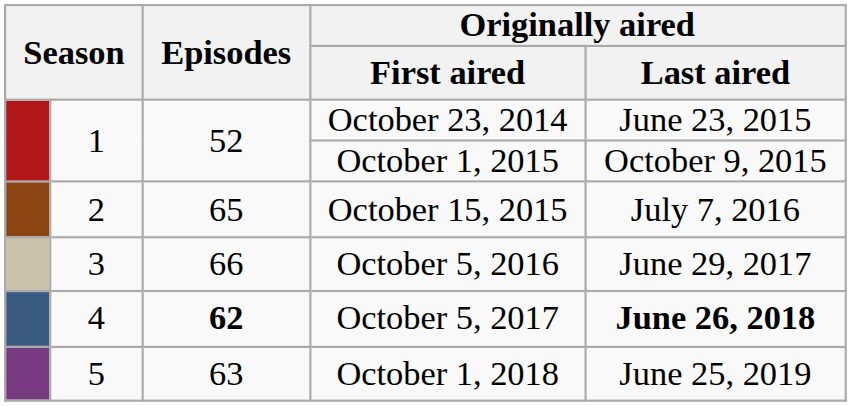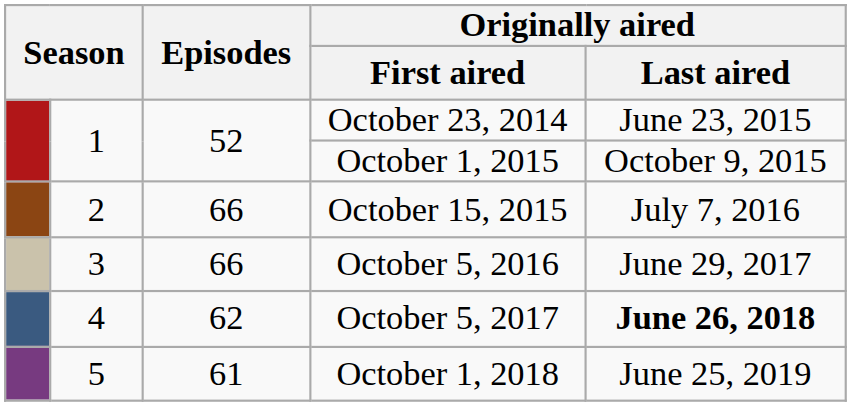(226, 208) 65 -> (226, 208) 66
(226, 317) bold -> (226, 317) normal
(226, 372) 63 -> (226, 372) 61
